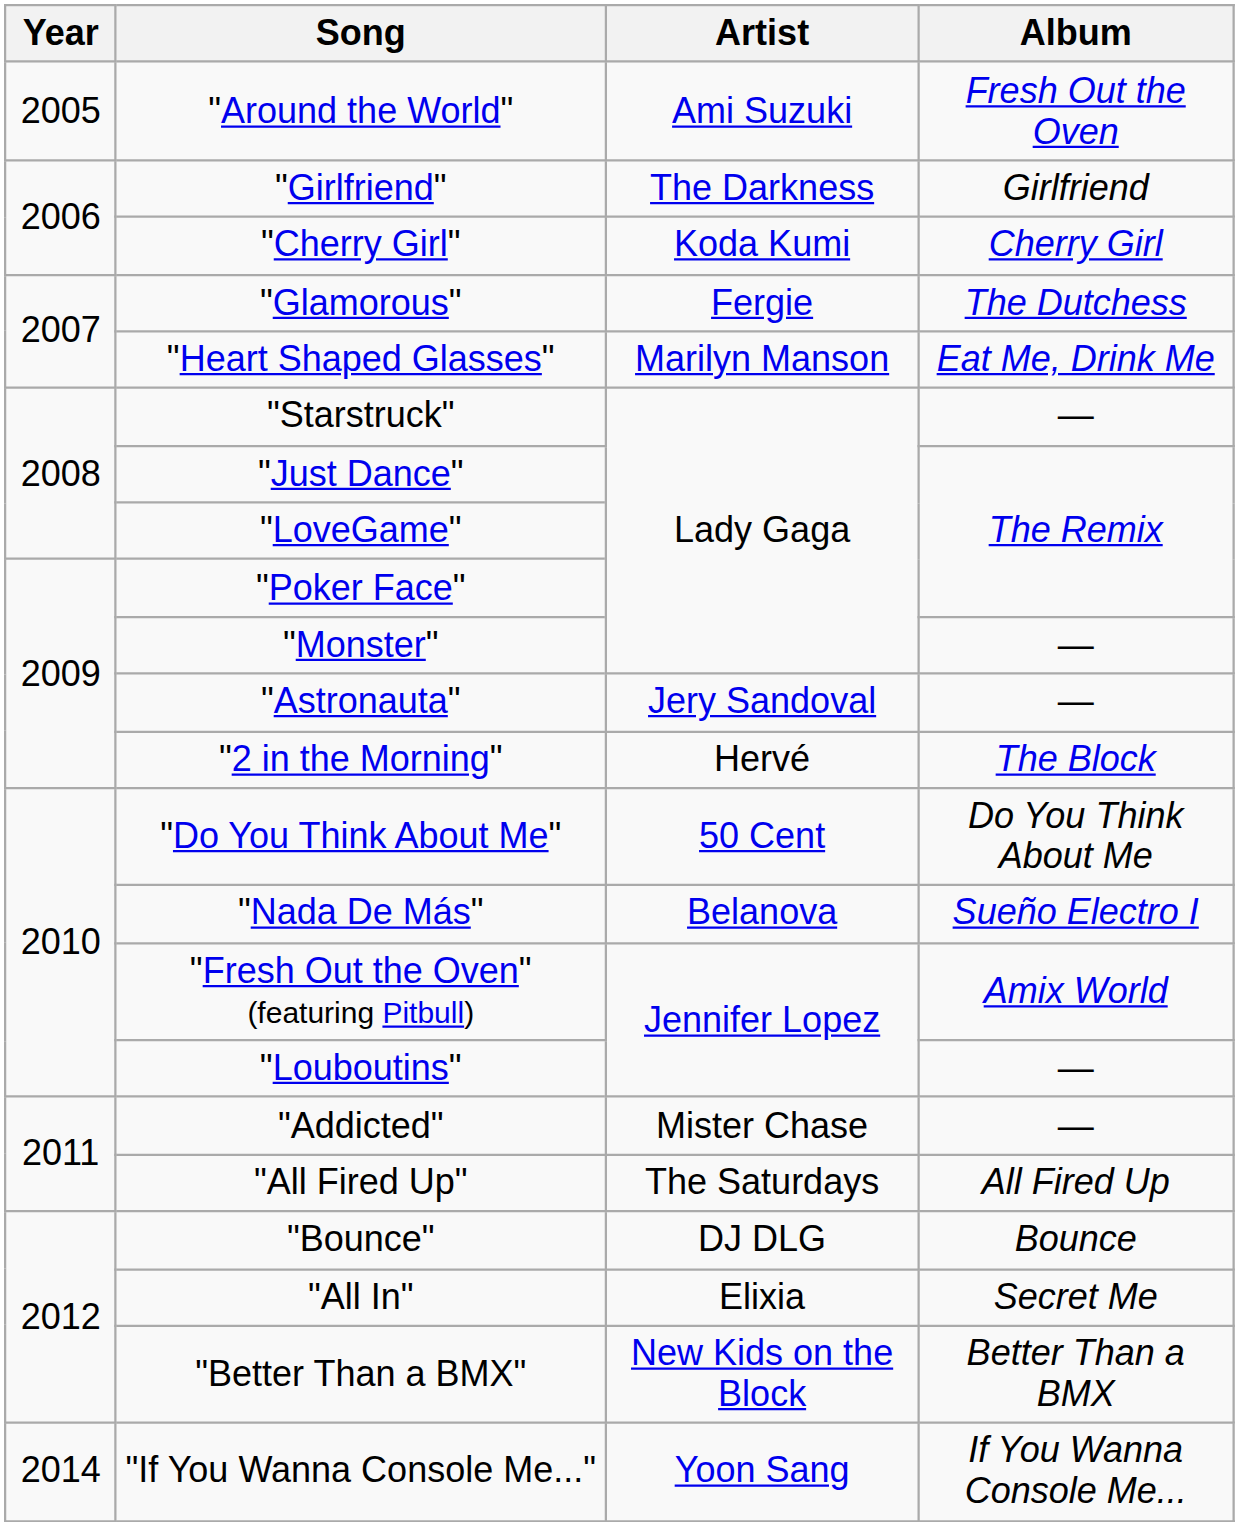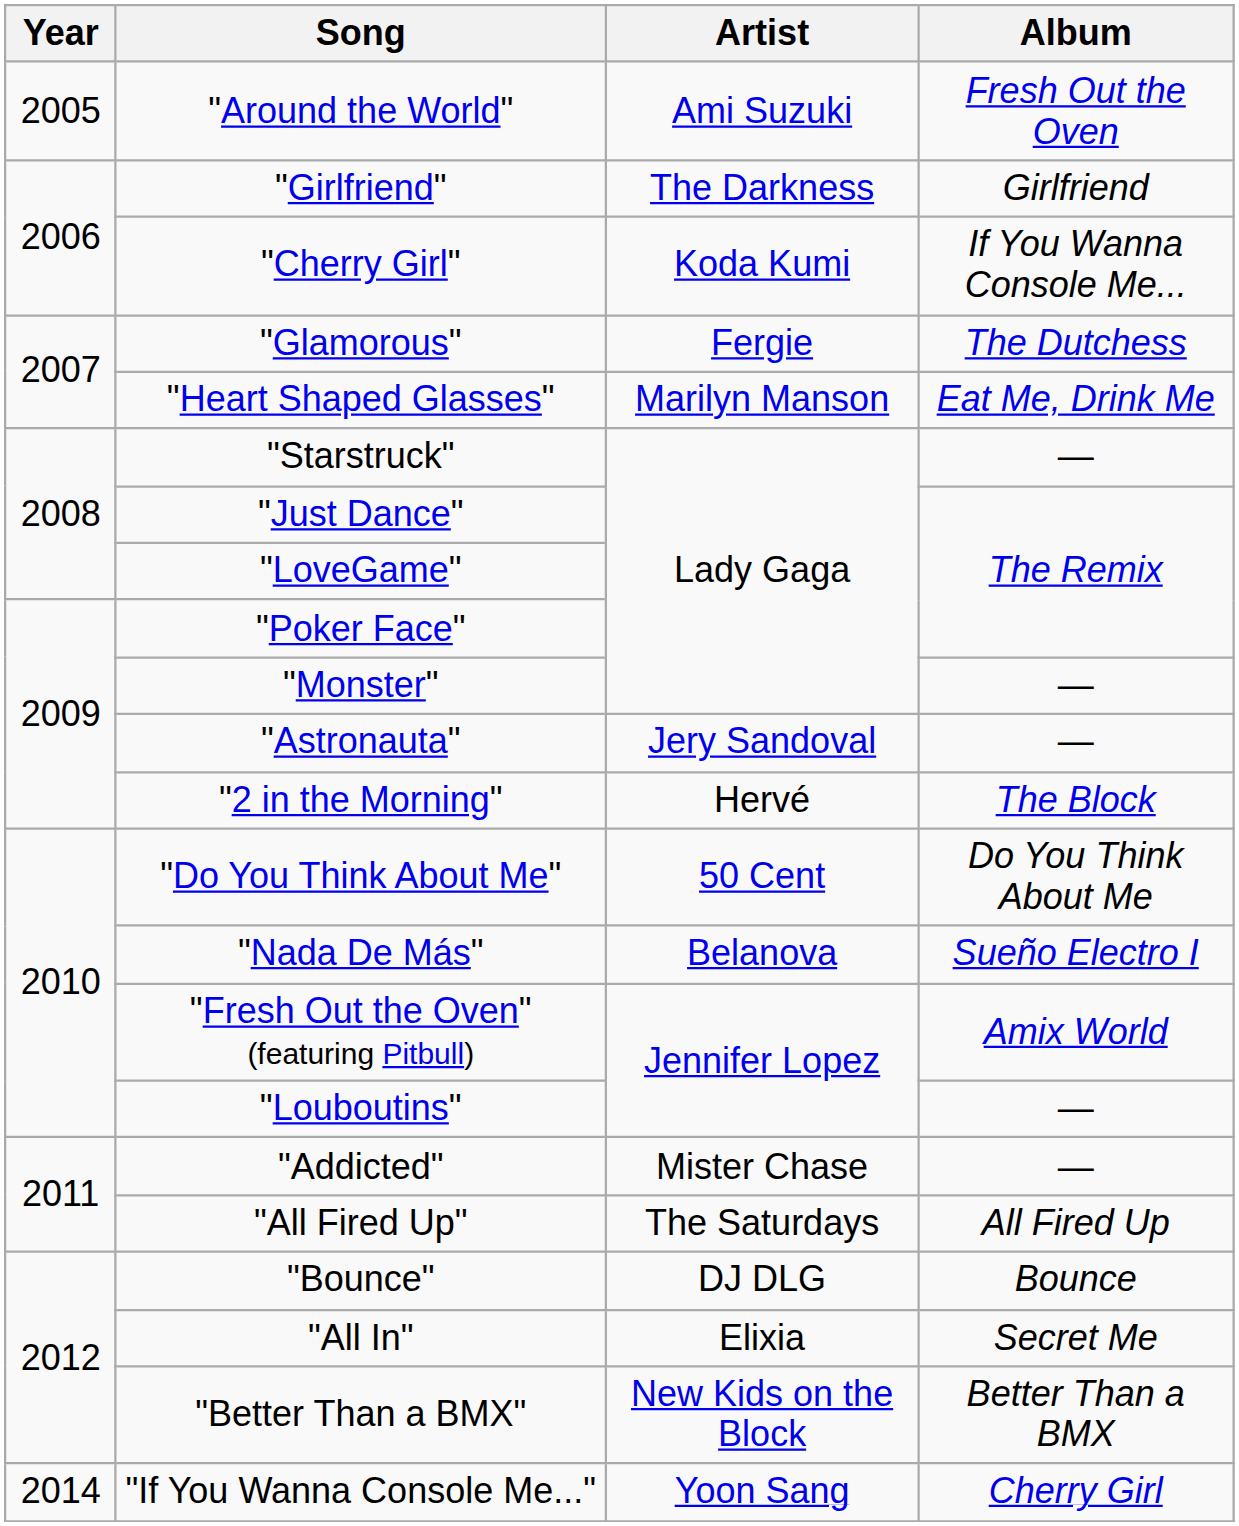(1076, 244) Cherry Girl -> (1076, 265) If You Wanna Console Me...
(1076, 1471) If You Wanna Console Me... -> (1076, 1491) Cherry Girl
